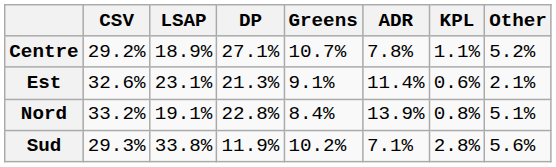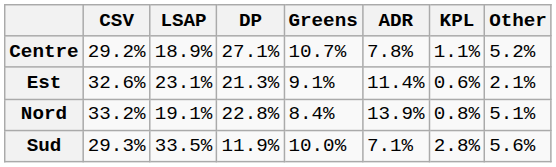(184, 146) 33.8% -> (184, 146) 33.5%
(317, 146) 10.2% -> (317, 146) 10.0%
